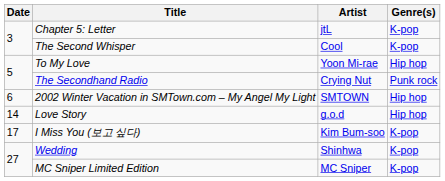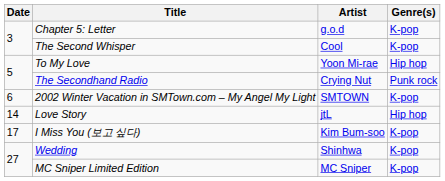(326, 30) jtL -> (332, 30) g.o.d
(408, 98) Hip hop -> (404, 98) K-pop
(332, 115) g.o.d -> (326, 115) jtL
